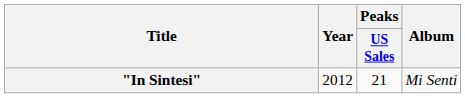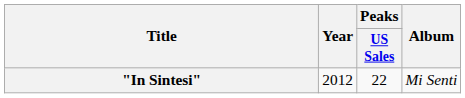(379, 80) 21 -> (379, 80) 22
